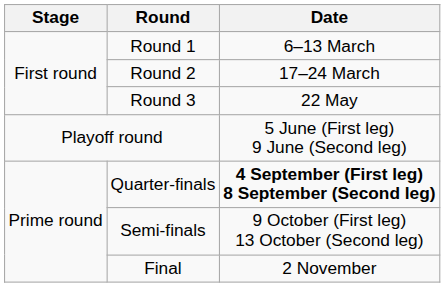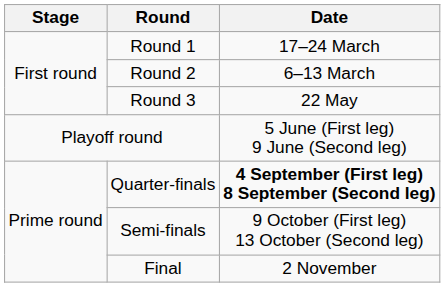(329, 45) 6–13 March -> (329, 45) 17–24 March
(329, 73) 17–24 March -> (329, 73) 6–13 March
